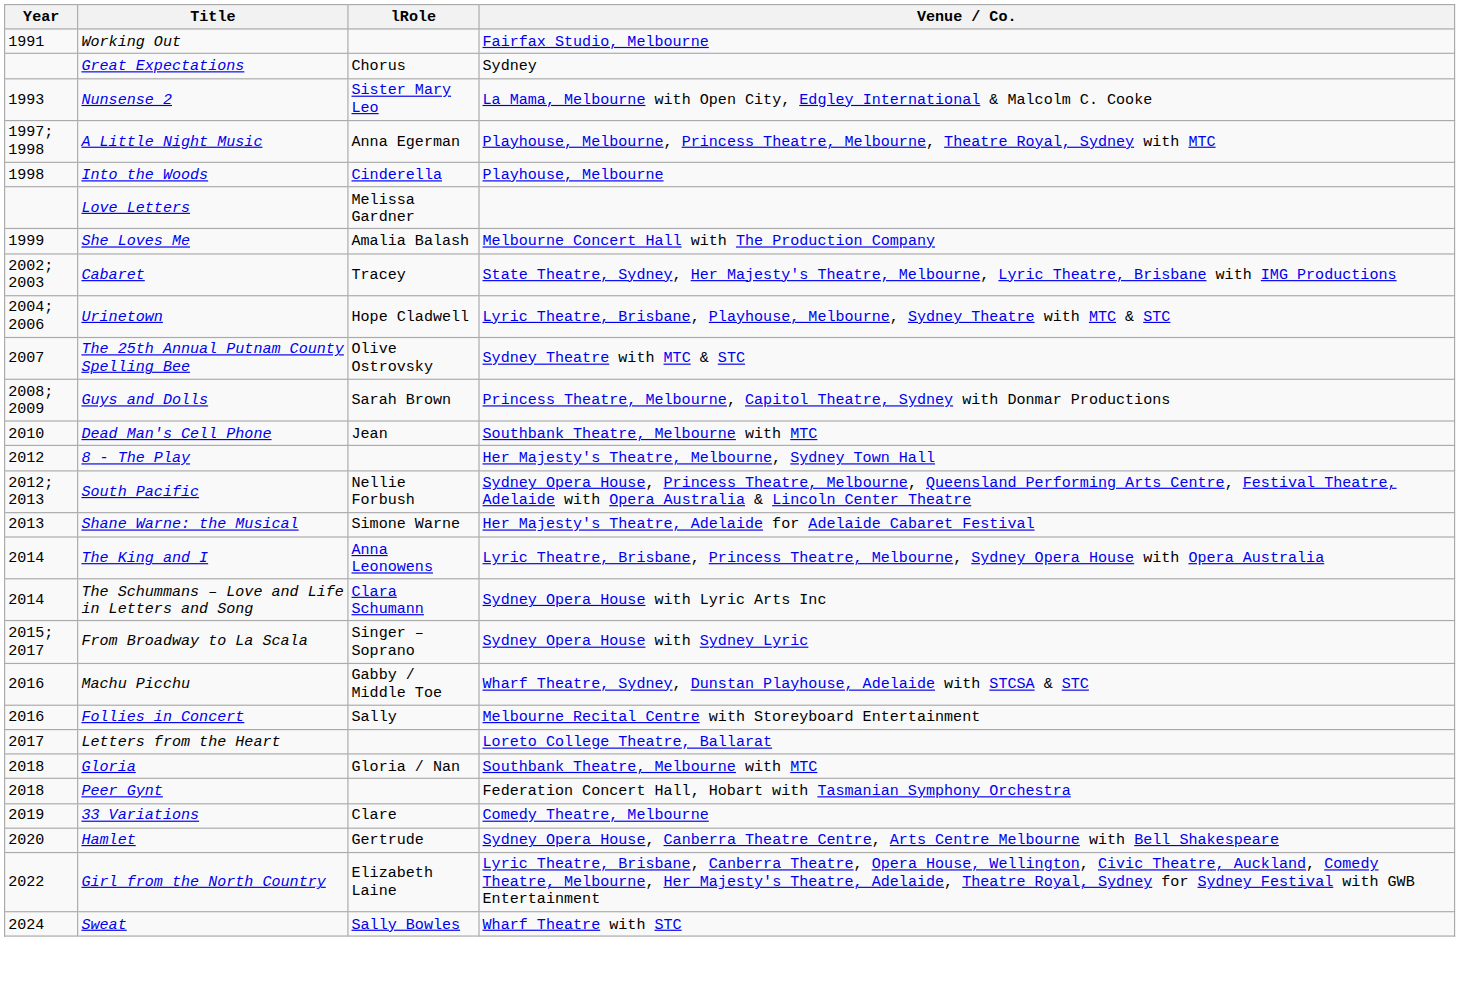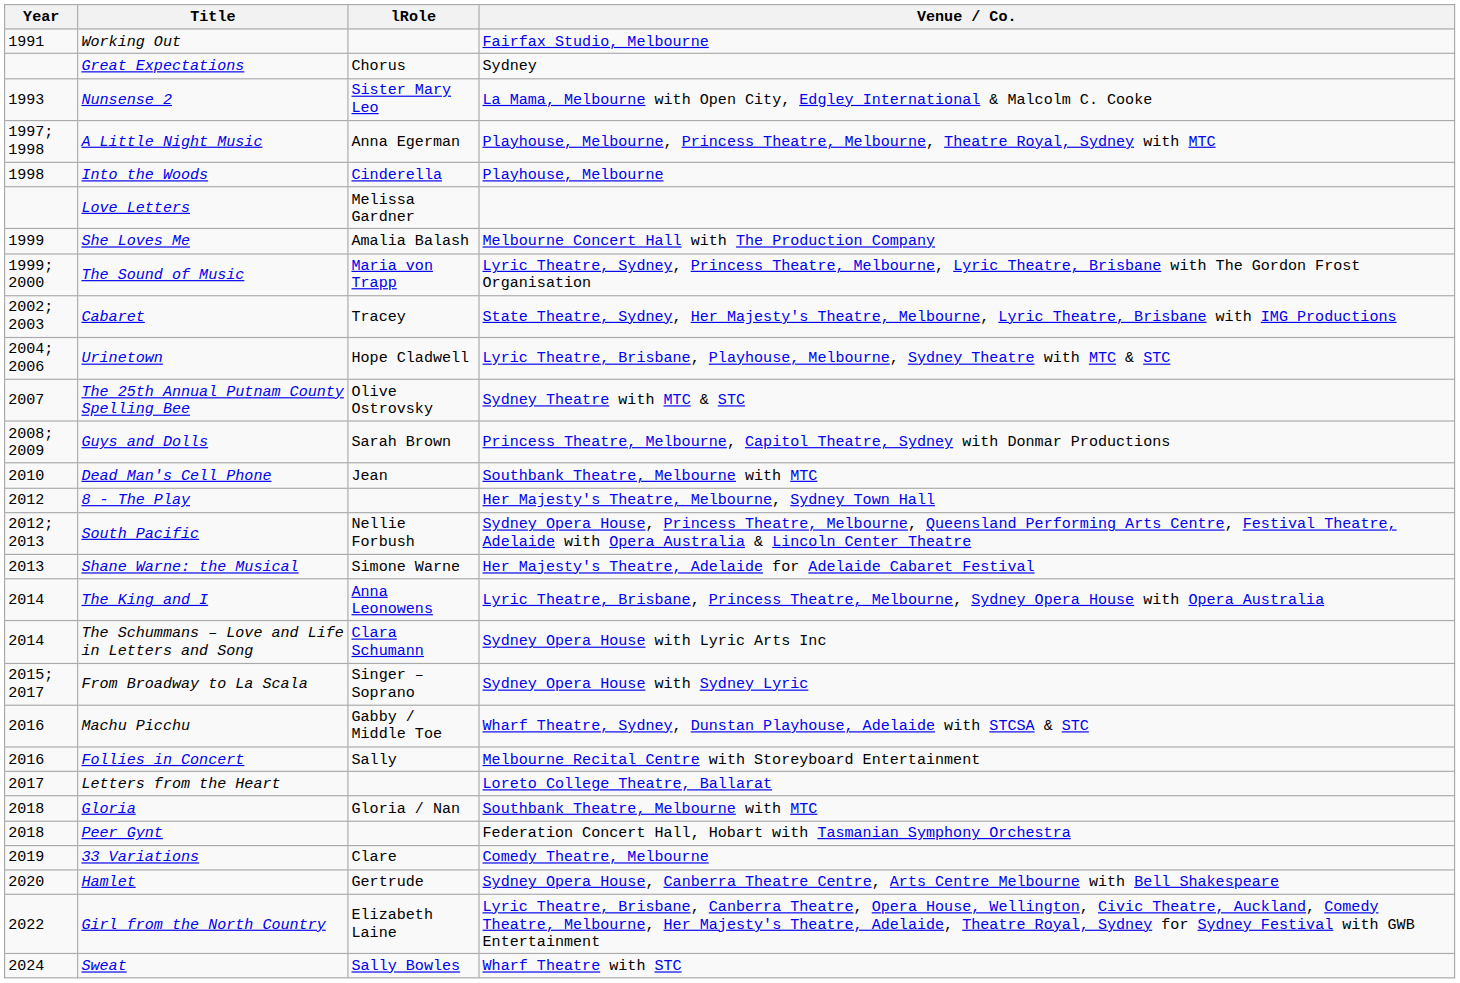+ row: (163, 274)
